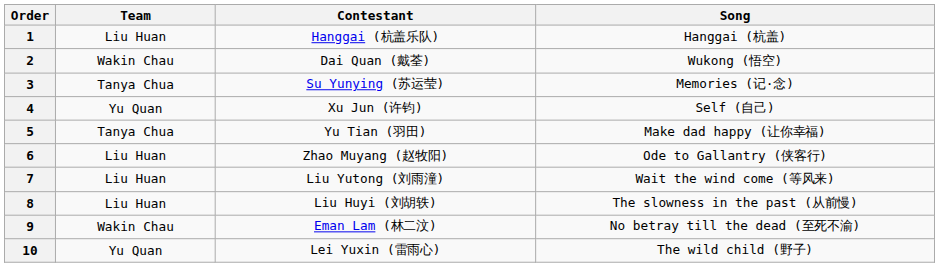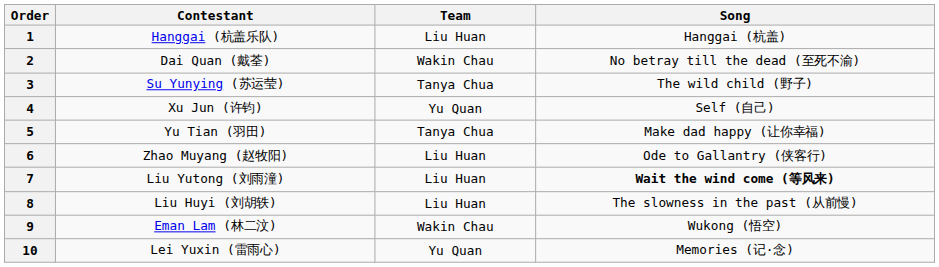columns swapped: (375, 15) <-> (136, 15)
(735, 60) Wukong (悟空) -> (735, 60) No betray till the dead (至死不渝)
(735, 84) Memories (记·念) -> (735, 84) The wild child (野子)
(735, 179) normal -> (735, 179) bold
(735, 226) No betray till the dead (至死不渝) -> (735, 226) Wukong (悟空)
(735, 250) The wild child (野子) -> (735, 250) Memories (记·念)
